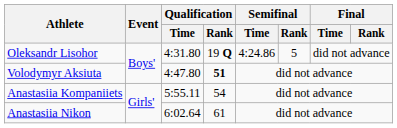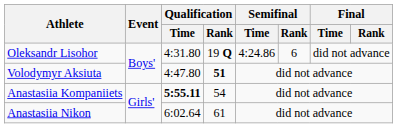(294, 53) 5 -> (294, 53) 6
(182, 93) normal -> (182, 93) bold
